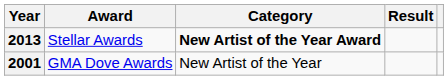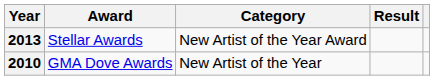(280, 39) bold -> (273, 39) normal
(24, 63) 2001 -> (24, 63) 2010
